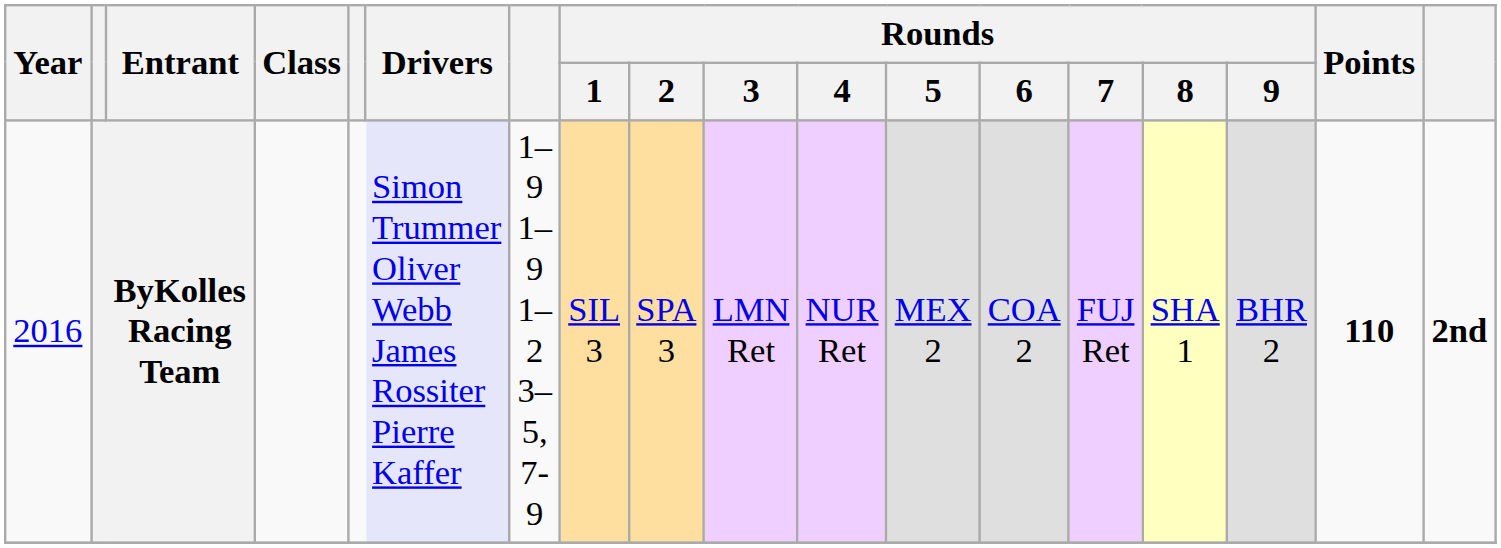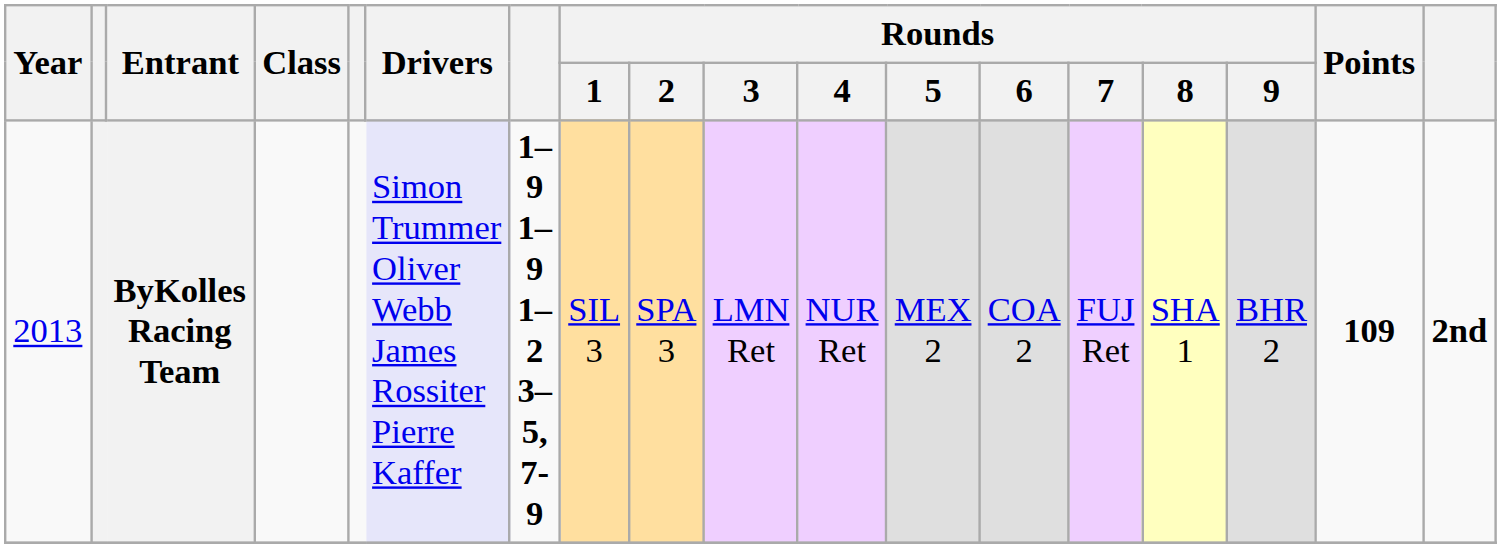(48, 330) 2016 -> (48, 330) 2013
(535, 330) normal -> (535, 330) bold
(1369, 330) 110 -> (1369, 330) 109
